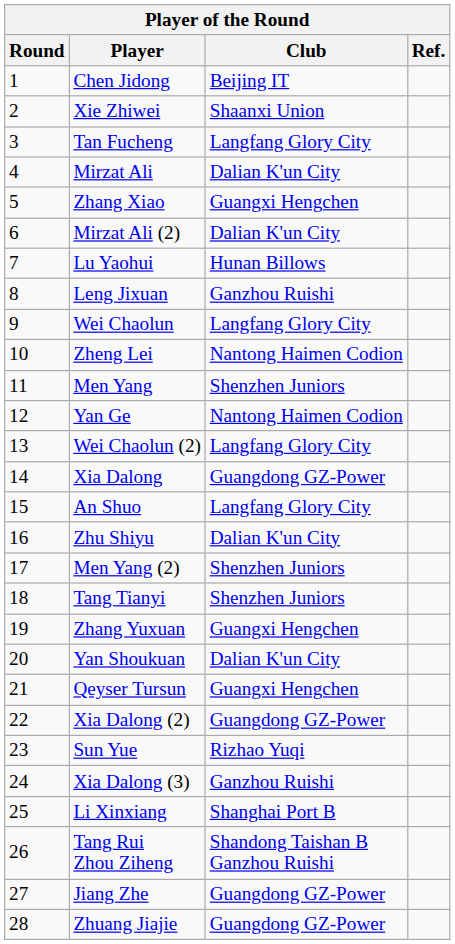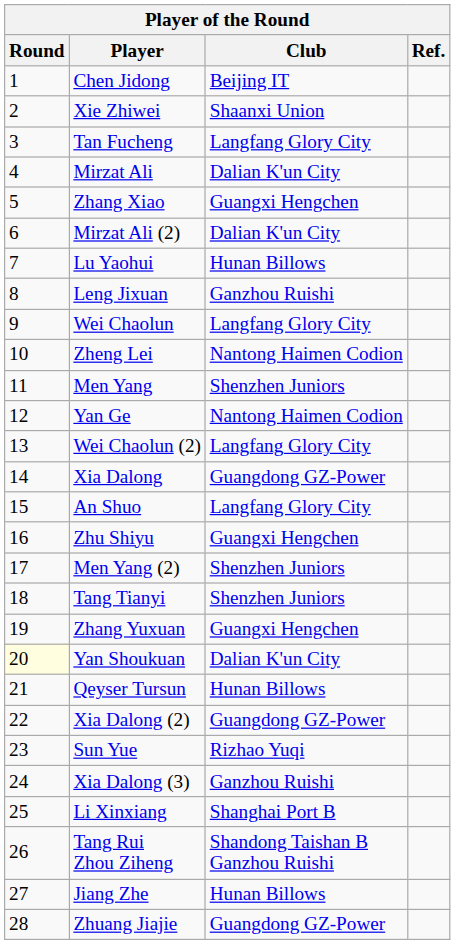(275, 537) Dalian K'un City -> (284, 537) Guangxi Hengchen
(19, 659) no background -> (19, 659) lightyellow background
(284, 689) Guangxi Hengchen -> (268, 689) Hunan Billows
(297, 893) Guangdong GZ-Power -> (268, 893) Hunan Billows
